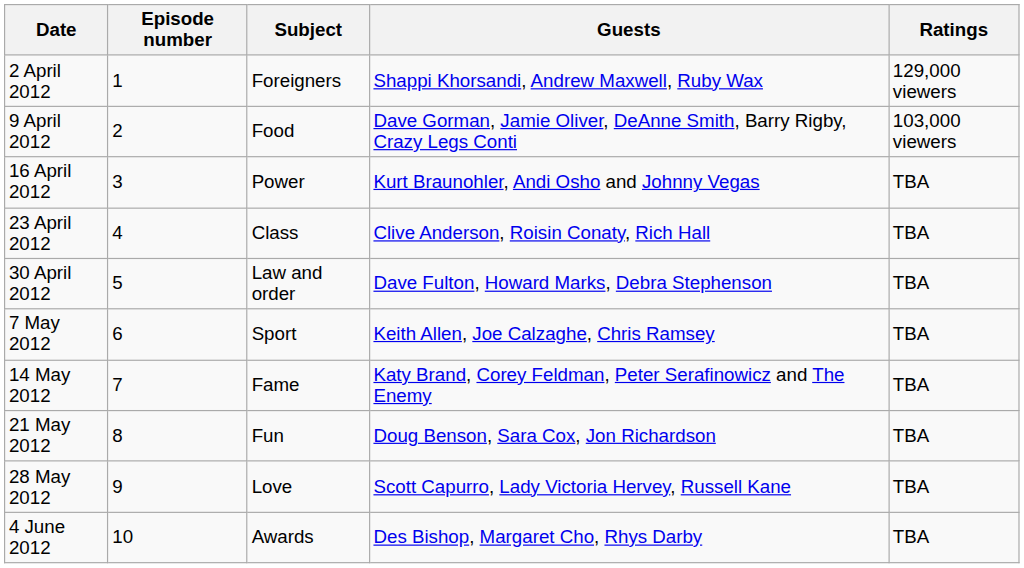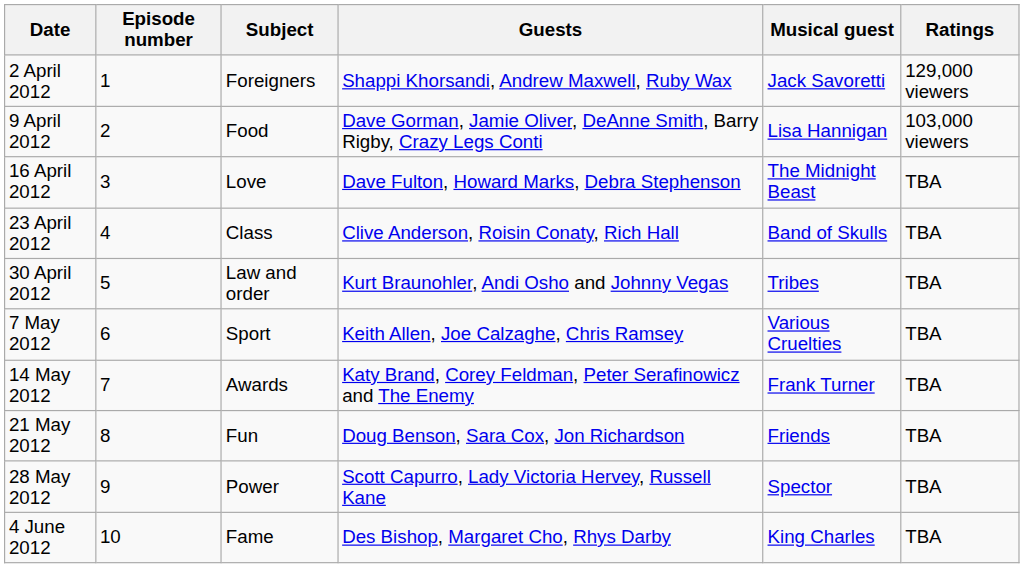+ column: (832, 29)
(278, 182) Power -> (246, 182) Love
(567, 182) Kurt Braunohler, Andi Osho and Johnny Vegas -> (541, 182) Dave Fulton, Howard Marks, Debra Stephenson
(573, 283) Dave Fulton, Howard Marks, Debra Stephenson -> (535, 283) Kurt Braunohler, Andi Osho and Johnny Vegas
(276, 385) Fame -> (257, 385) Awards
(272, 486) Love -> (252, 486) Power
(283, 537) Awards -> (250, 537) Fame
